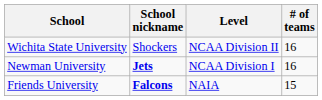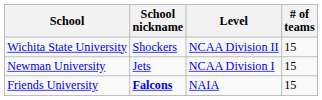(290, 47) 16 -> (290, 47) 15
(143, 66) bold -> (142, 66) normal
(290, 66) 16 -> (290, 66) 15
